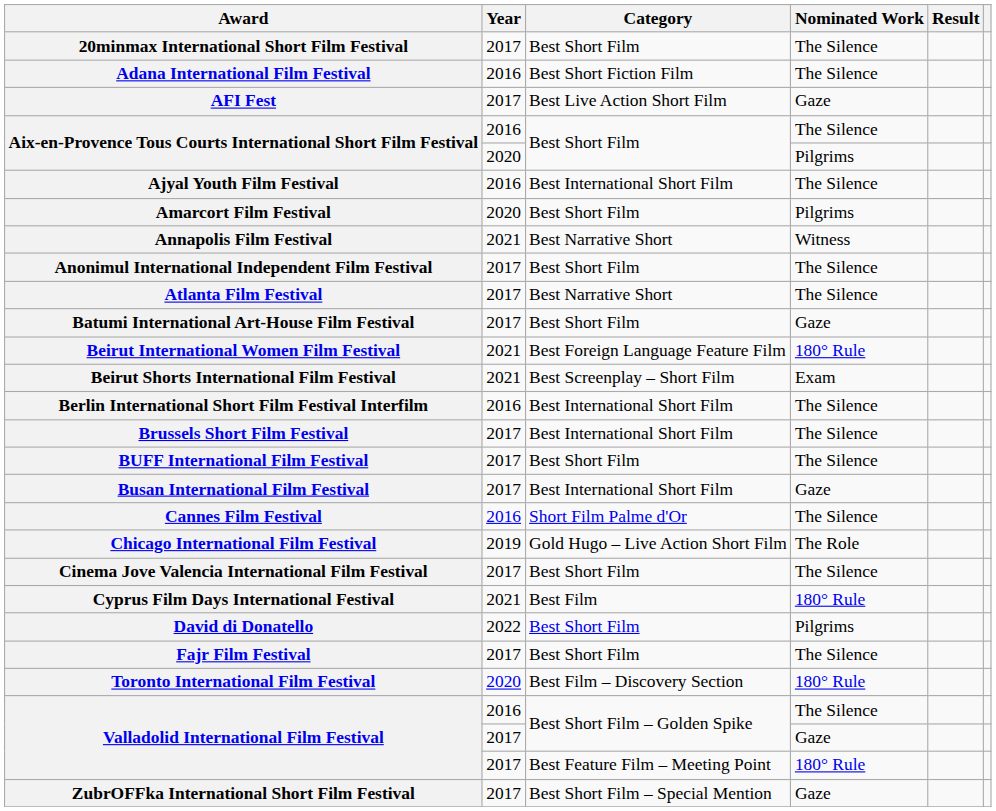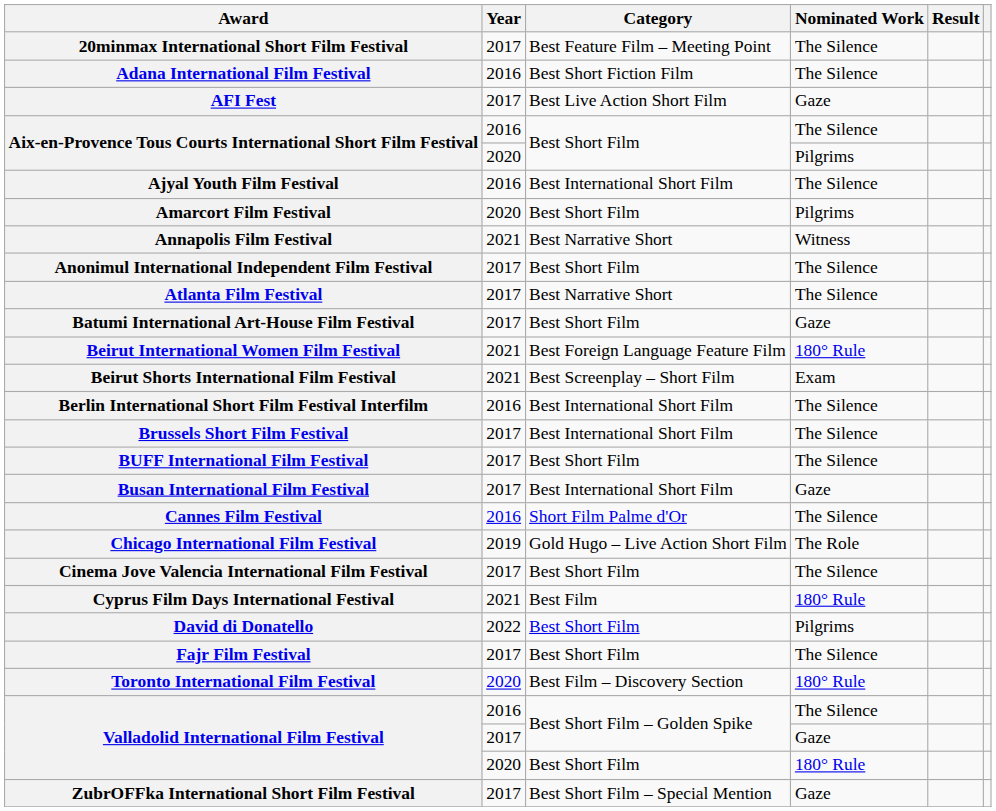(584, 45) Best Short Film -> (650, 45) Best Feature Film – Meeting Point
(504, 765) 2017 -> (504, 765) 2020
(650, 765) Best Feature Film – Meeting Point -> (584, 765) Best Short Film
